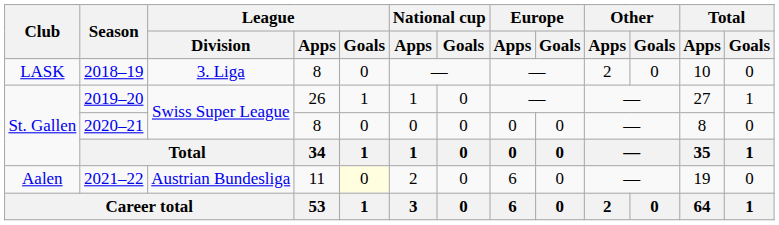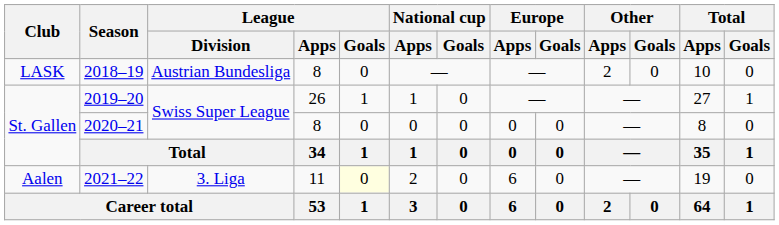(221, 71) 3. Liga -> (221, 71) Austrian Bundesliga
(221, 179) Austrian Bundesliga -> (221, 179) 3. Liga
